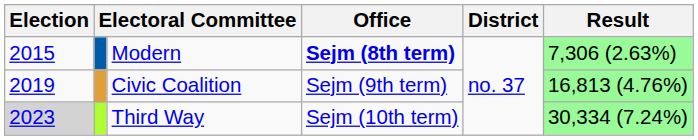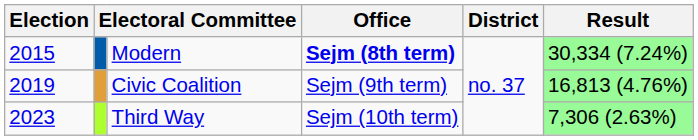(612, 53) 7,306 (2.63%) -> (618, 53) 30,334 (7.24%)
(32, 118) lightgrey background -> (32, 118) no background
(618, 118) 30,334 (7.24%) -> (612, 118) 7,306 (2.63%)
